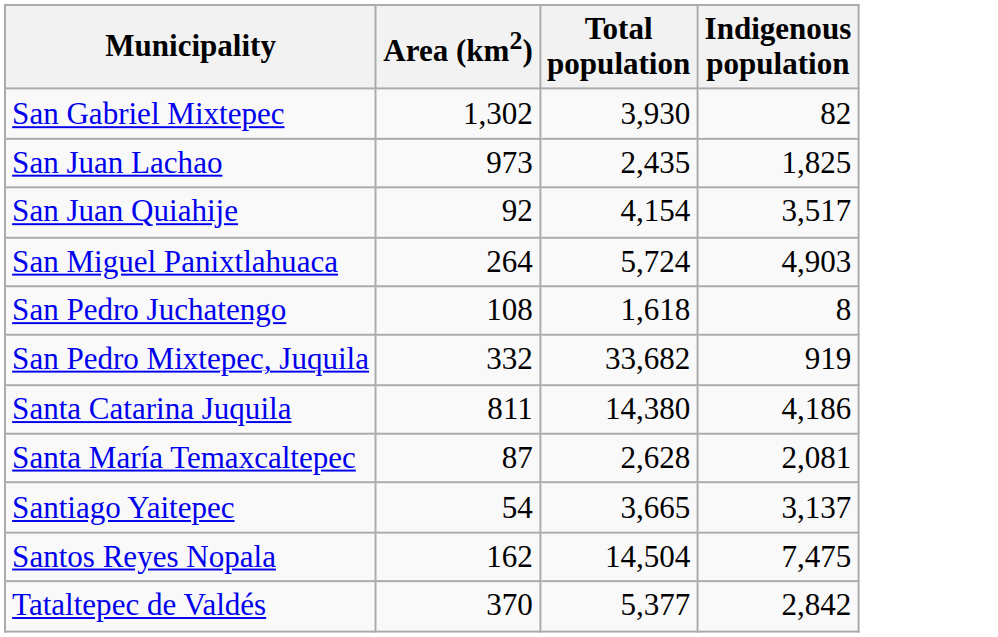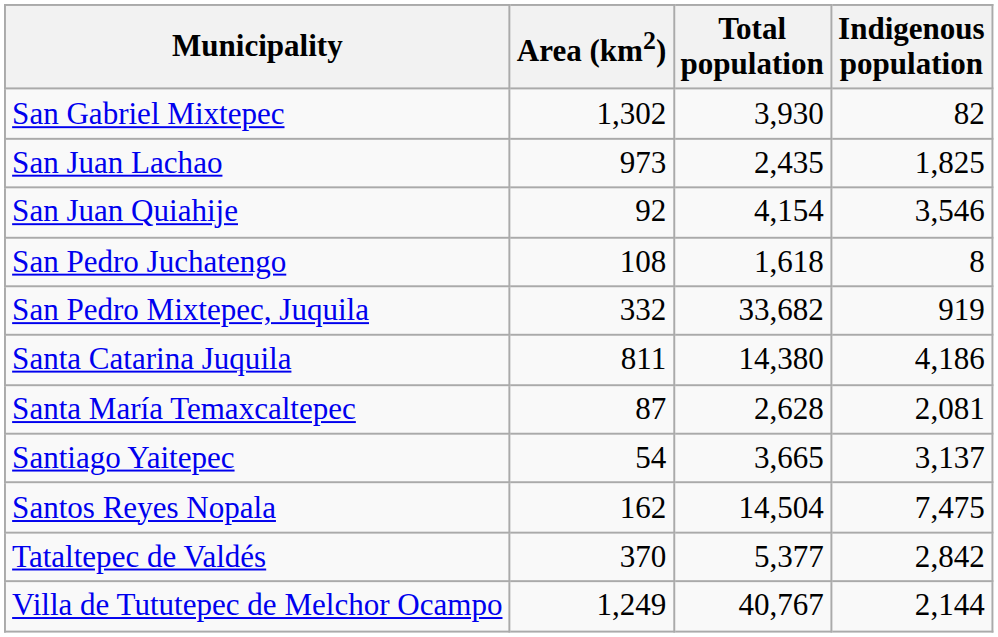(816, 211) 3,517 -> (950, 211) 3,546
- row: (175, 260)
+ row: (257, 605)
